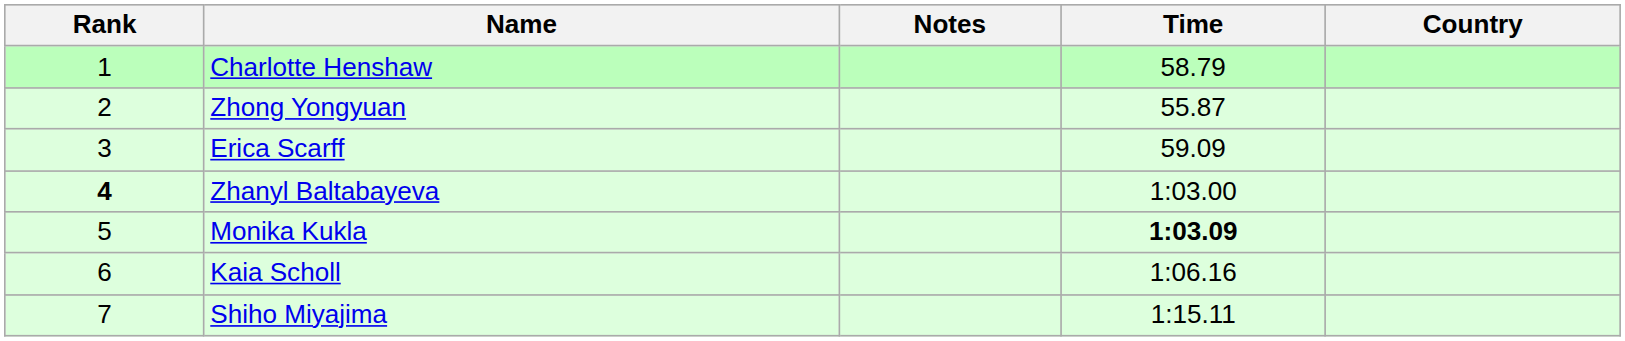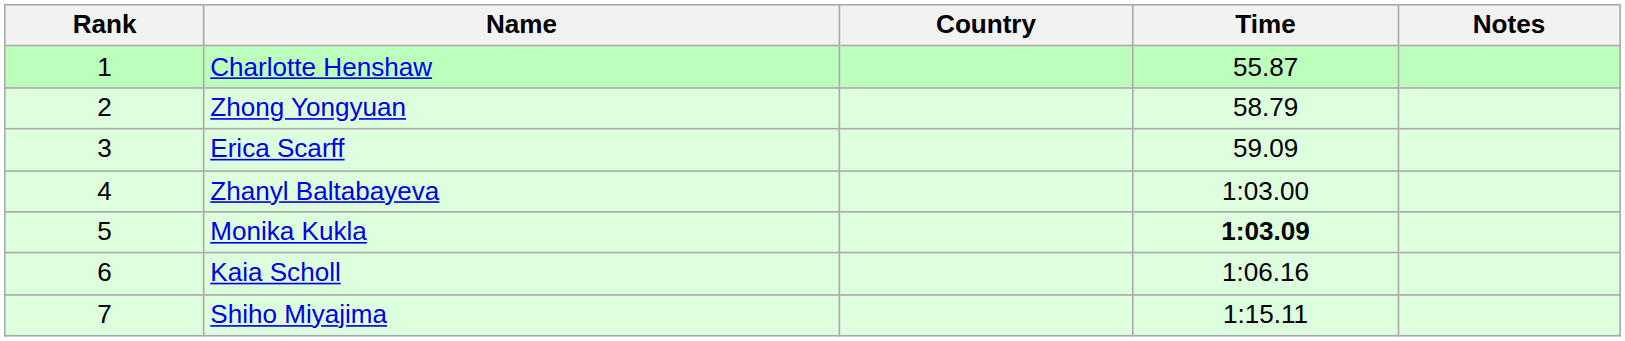columns swapped: (1473, 25) <-> (950, 25)
(1193, 66) 58.79 -> (1266, 66) 55.87
(1193, 107) 55.87 -> (1266, 107) 58.79
(105, 190) bold -> (105, 190) normal
